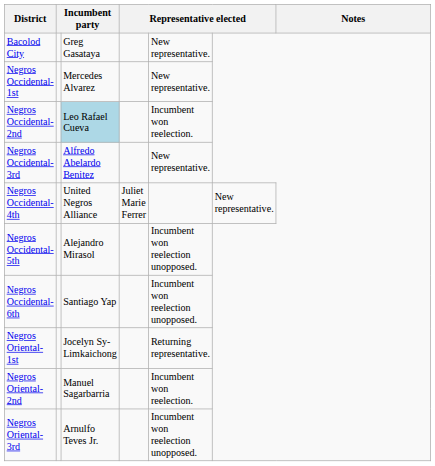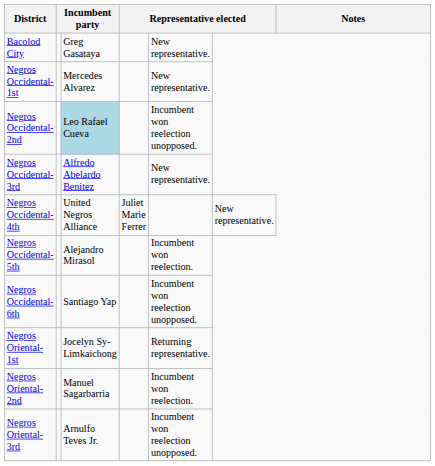(172, 122) Incumbent won reelection. -> (174, 128) Incumbent won reelection unopposed.
(174, 249) Incumbent won reelection unopposed. -> (172, 255) Incumbent won reelection.
